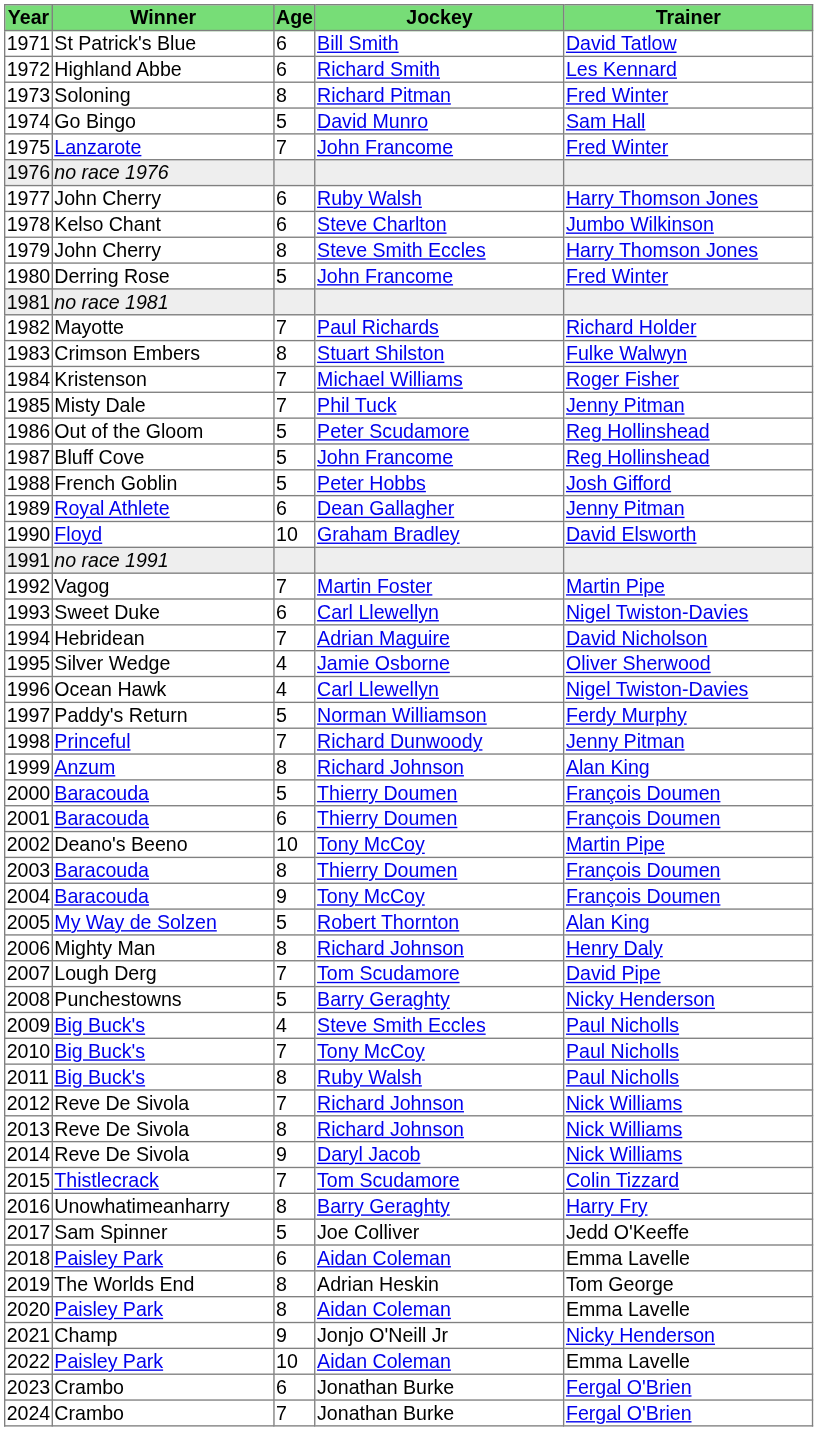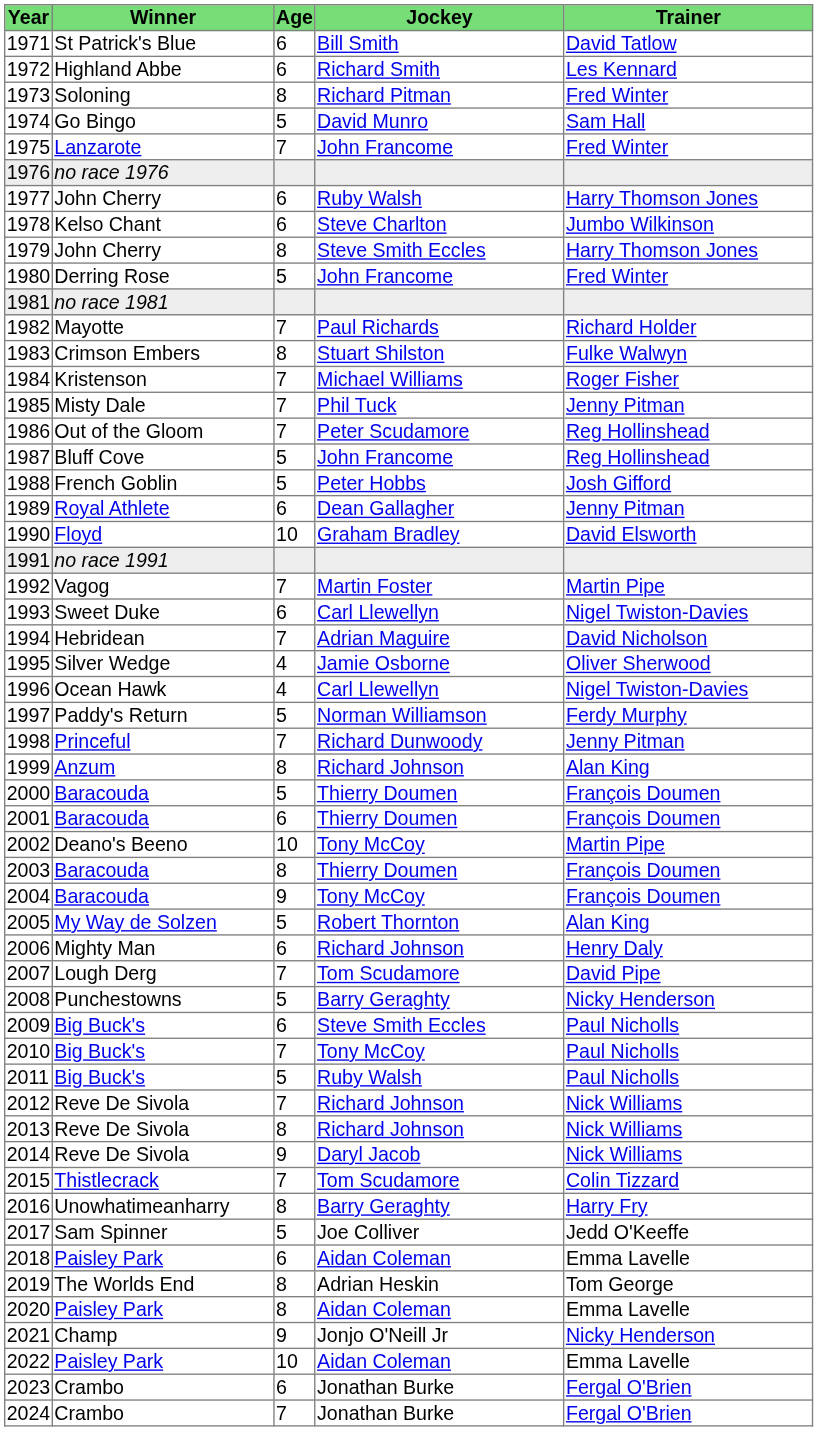(281, 431) 5 -> (281, 431) 7
(281, 948) 8 -> (281, 948) 6
(281, 1025) 4 -> (281, 1025) 6
(281, 1077) 8 -> (281, 1077) 5
